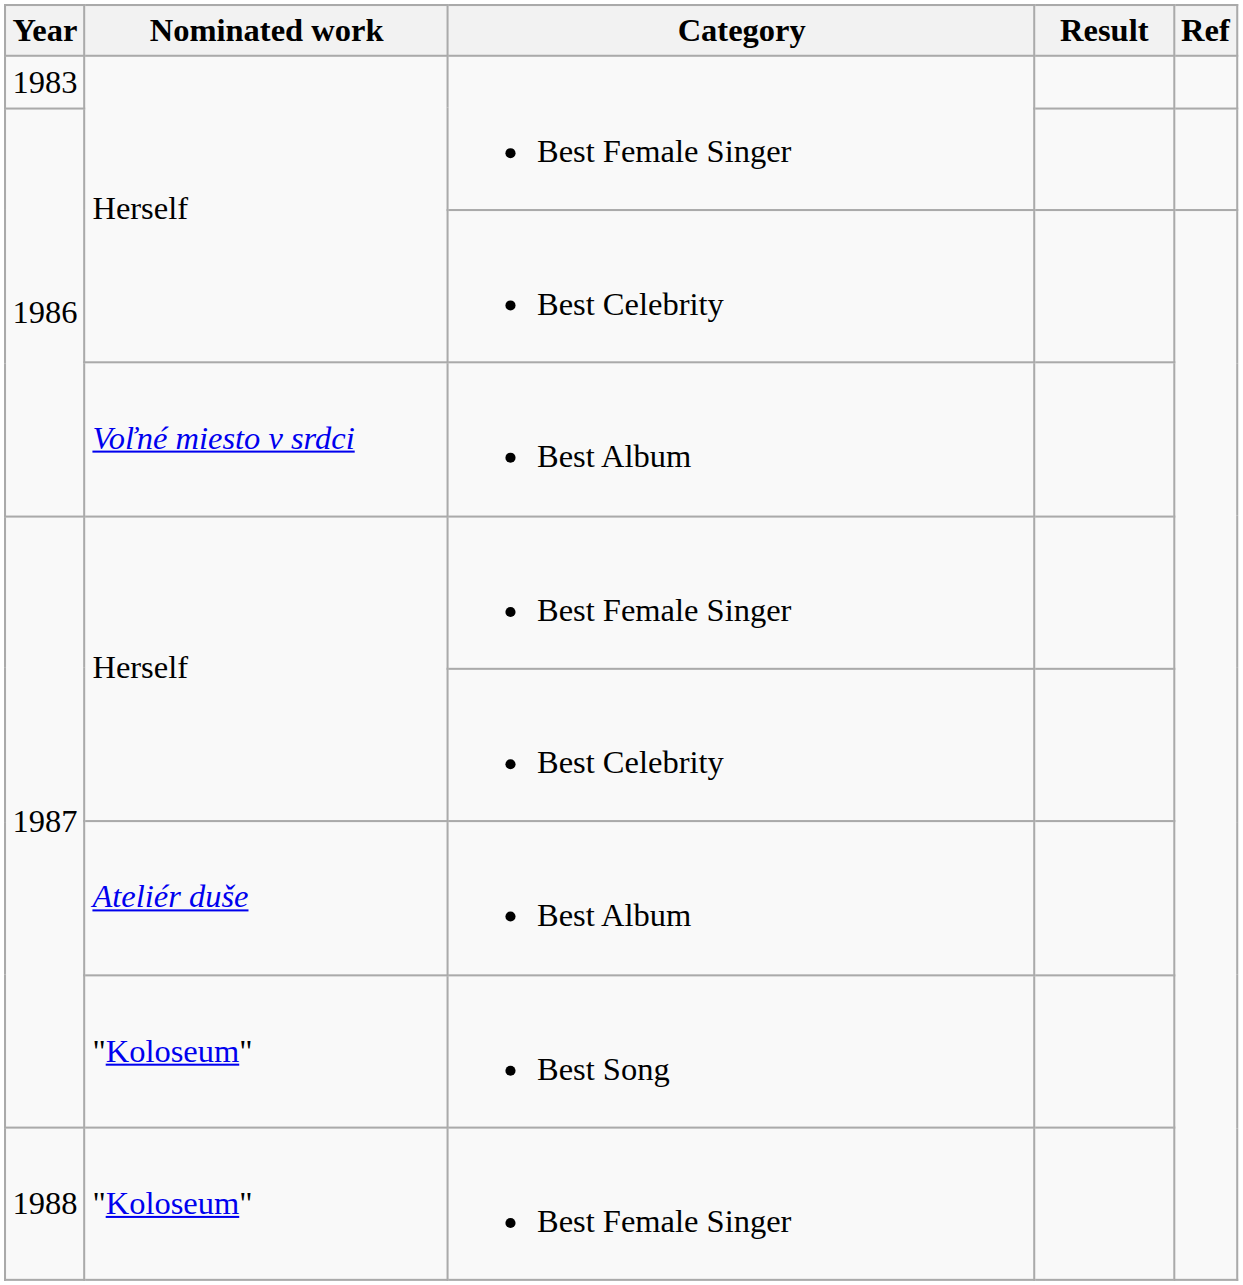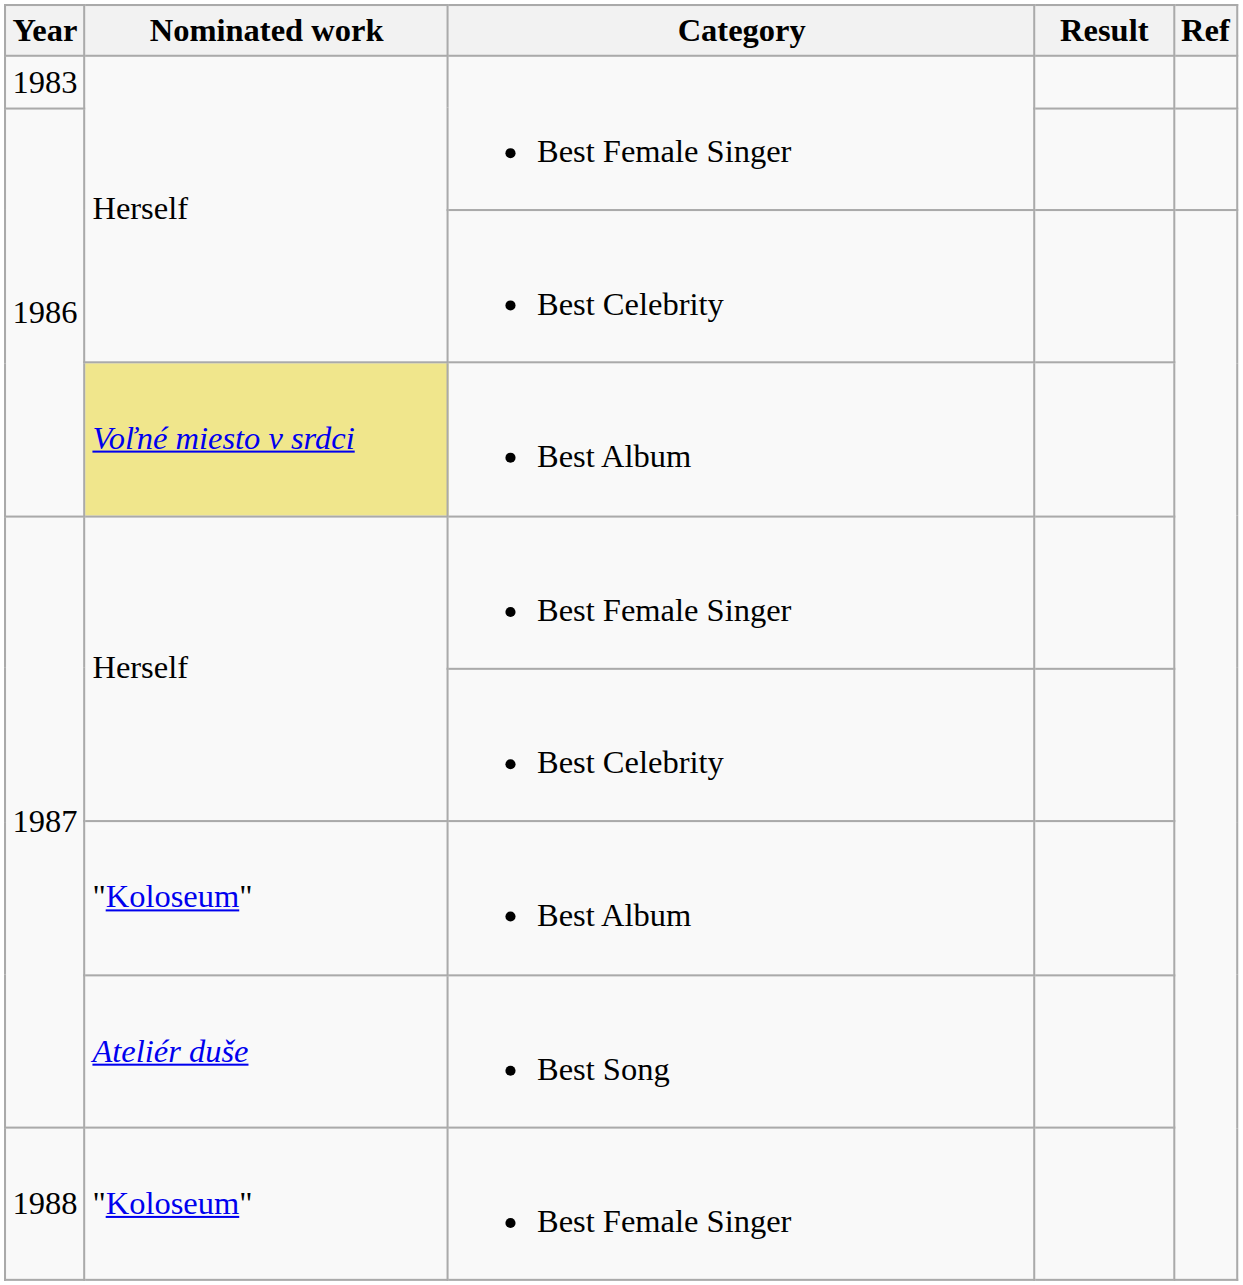(224, 438) no background -> (224, 438) khaki background
(170, 897) Ateliér duše -> (172, 897) "Koloseum"
(172, 1050) "Koloseum" -> (170, 1050) Ateliér duše
